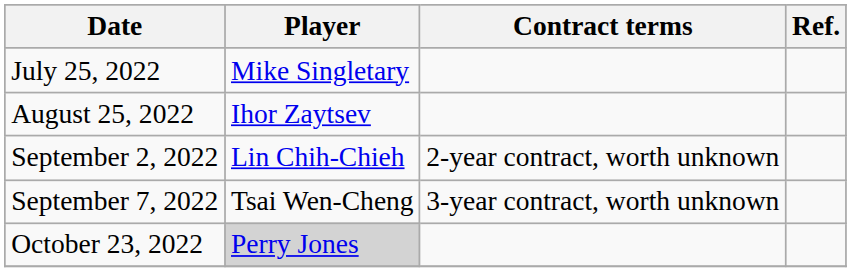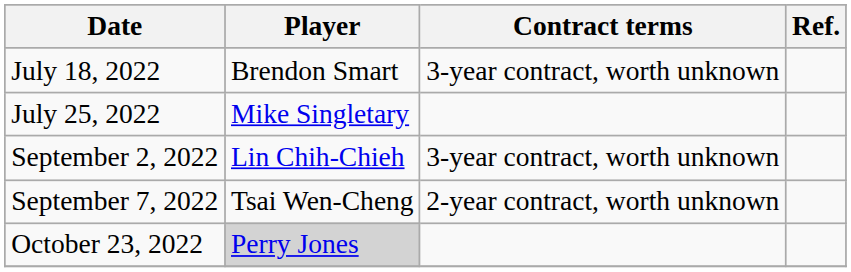+ row: (86, 69)
- row: (103, 113)
(603, 157) 2-year contract, worth unknown -> (603, 157) 3-year contract, worth unknown
(603, 200) 3-year contract, worth unknown -> (603, 200) 2-year contract, worth unknown
